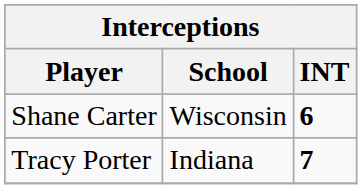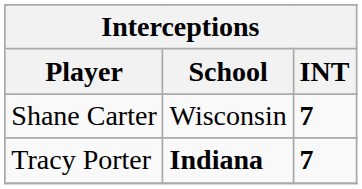(307, 115) 6 -> (307, 115) 7
(212, 159) normal -> (216, 159) bold
